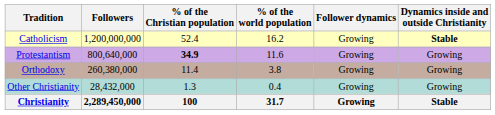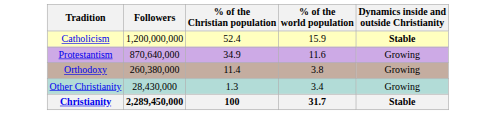- column: (356, 17)
(275, 39) 16.2 -> (317, 39) 15.9
(112, 54) 800,640,000 -> (155, 54) 870,640,000
(190, 54) bold -> (232, 54) normal
(112, 86) 28,432,000 -> (155, 86) 28,430,000
(275, 86) 0.4 -> (317, 86) 3.4
